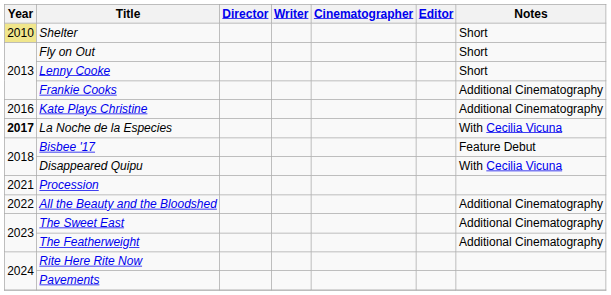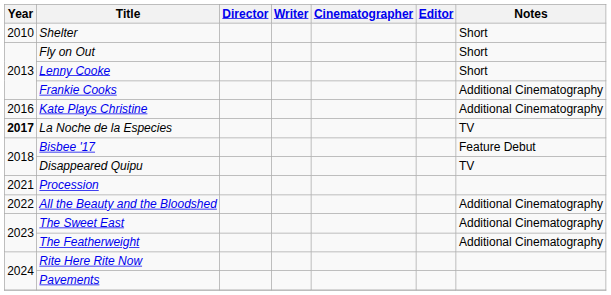(20, 33) khaki background -> (20, 33) no background
(511, 128) With Cecilia Vicuna -> (467, 128) TV
(511, 166) With Cecilia Vicuna -> (467, 166) TV
